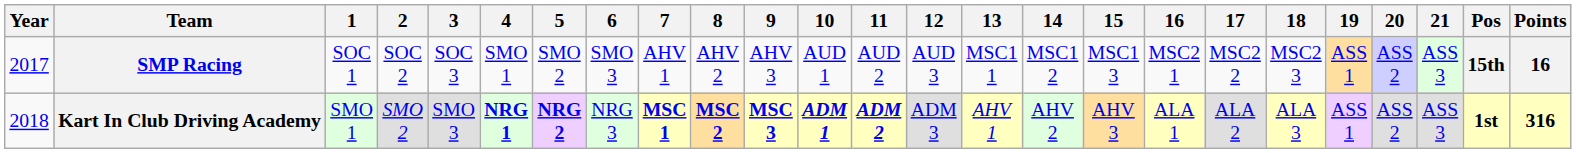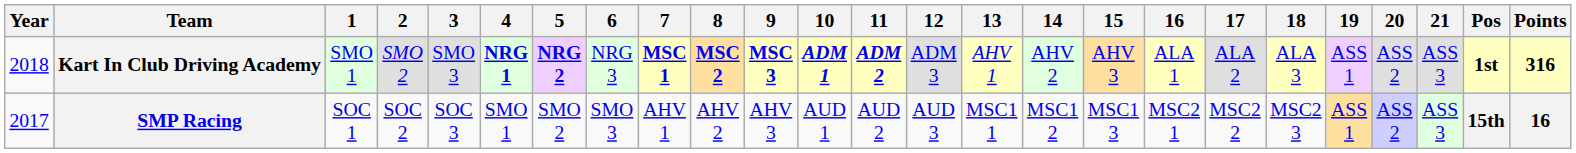rows swapped: (190, 64) <-> (190, 120)
